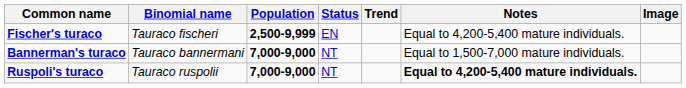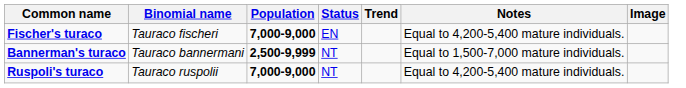(283, 33) 2,500-9,999 -> (283, 33) 7,000-9,000
(283, 53) 7,000-9,000 -> (283, 53) 2,500-9,999
(521, 72) bold -> (514, 72) normal
